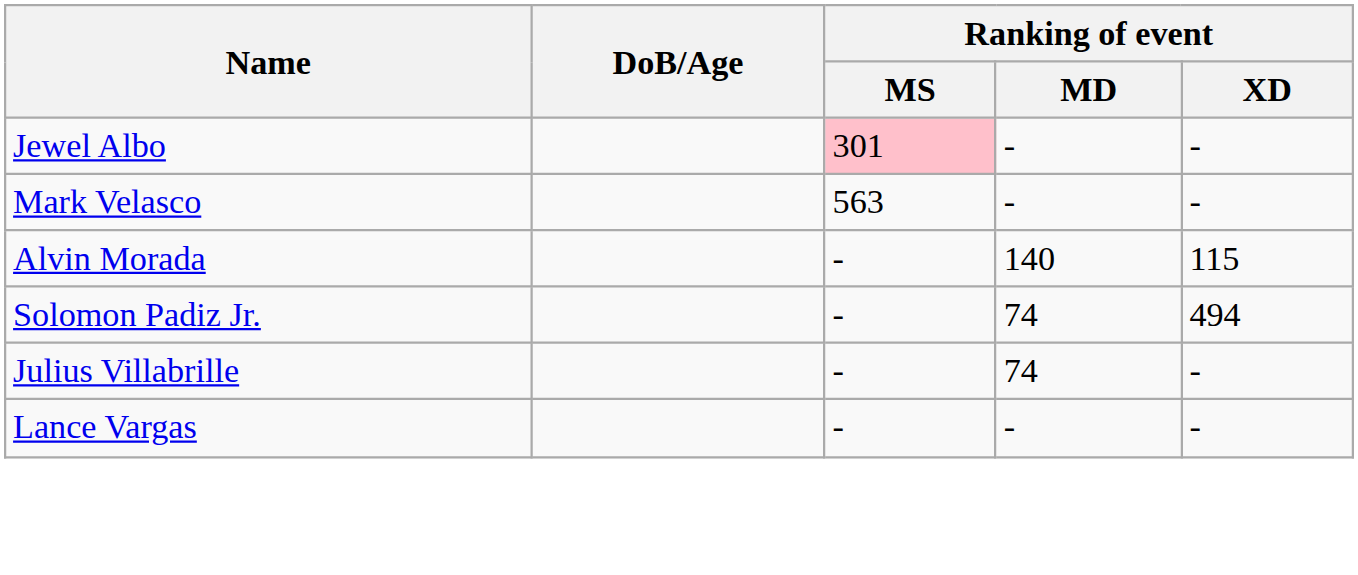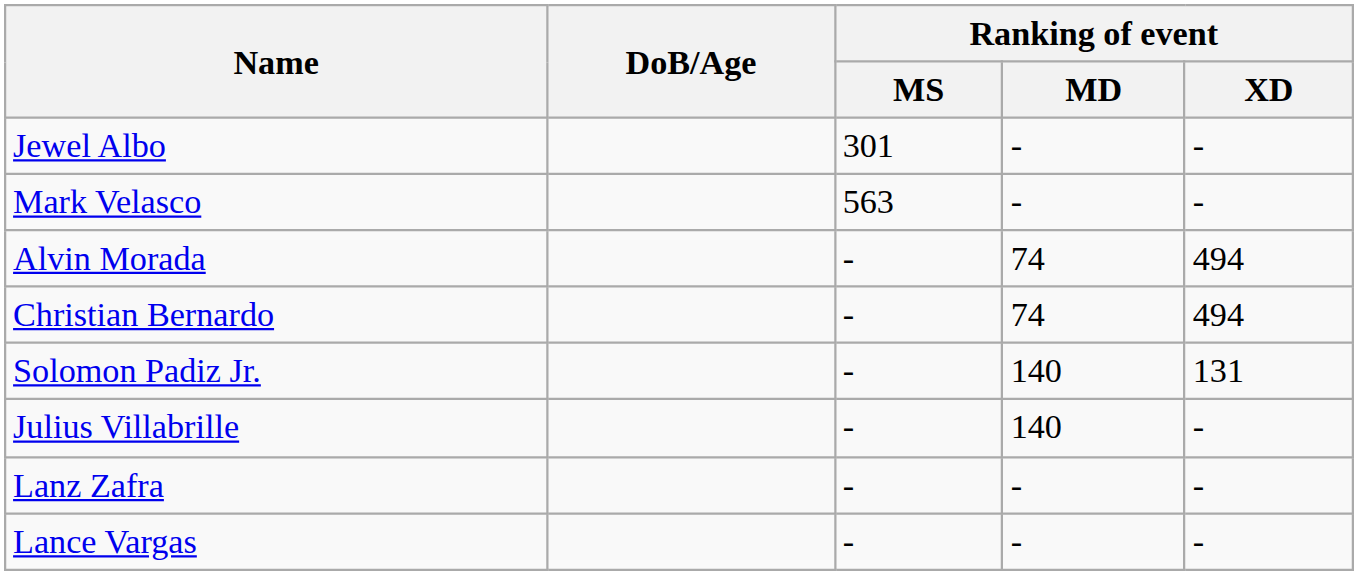(858, 145) pink background -> (868, 145) no background
(1029, 258) 140 -> (1028, 258) 74
(1214, 258) 115 -> (1218, 258) 494
+ row: (144, 314)
(1021, 314) 74 -> (1036, 371) 140
(1215, 314) 494 -> (1218, 371) 131
(1021, 371) 74 -> (1036, 427) 140
+ row: (88, 484)
